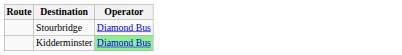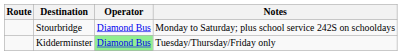+ column: (275, 12)
